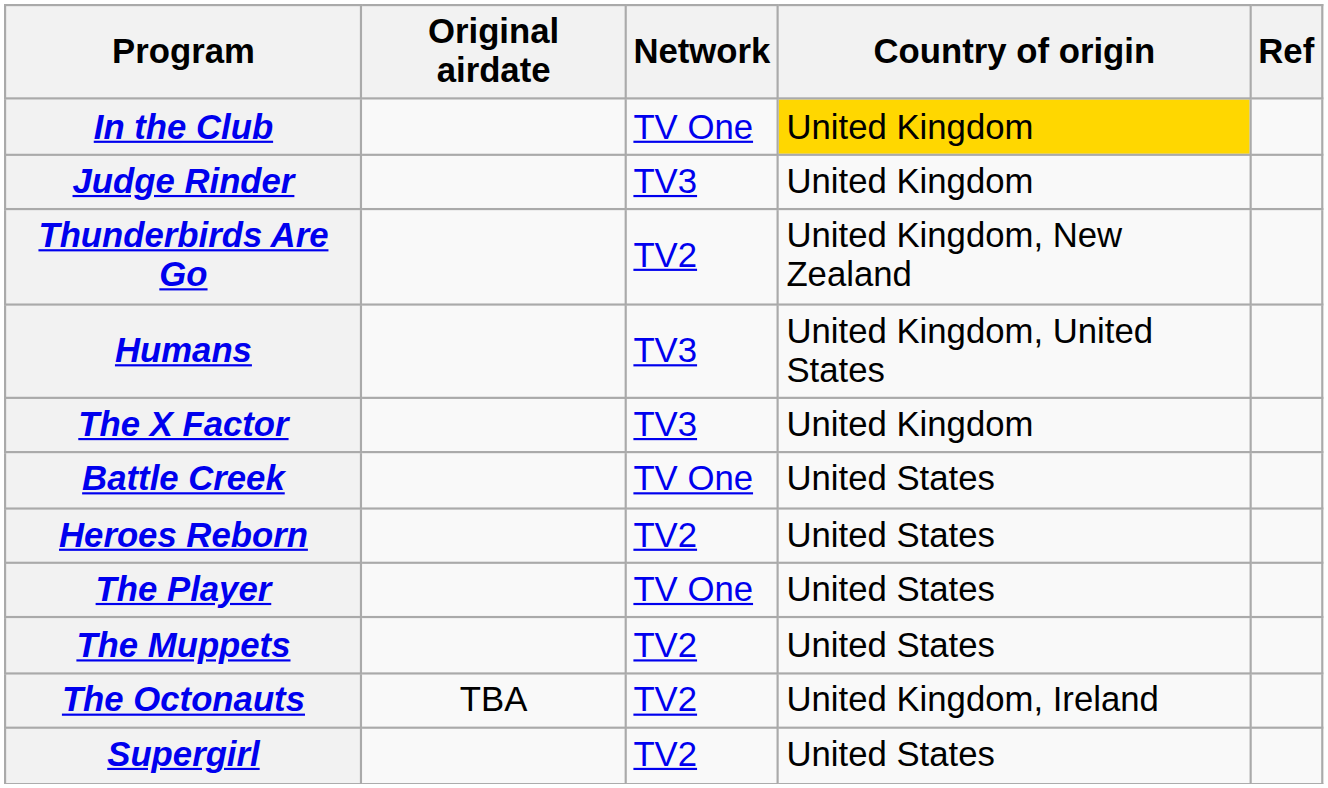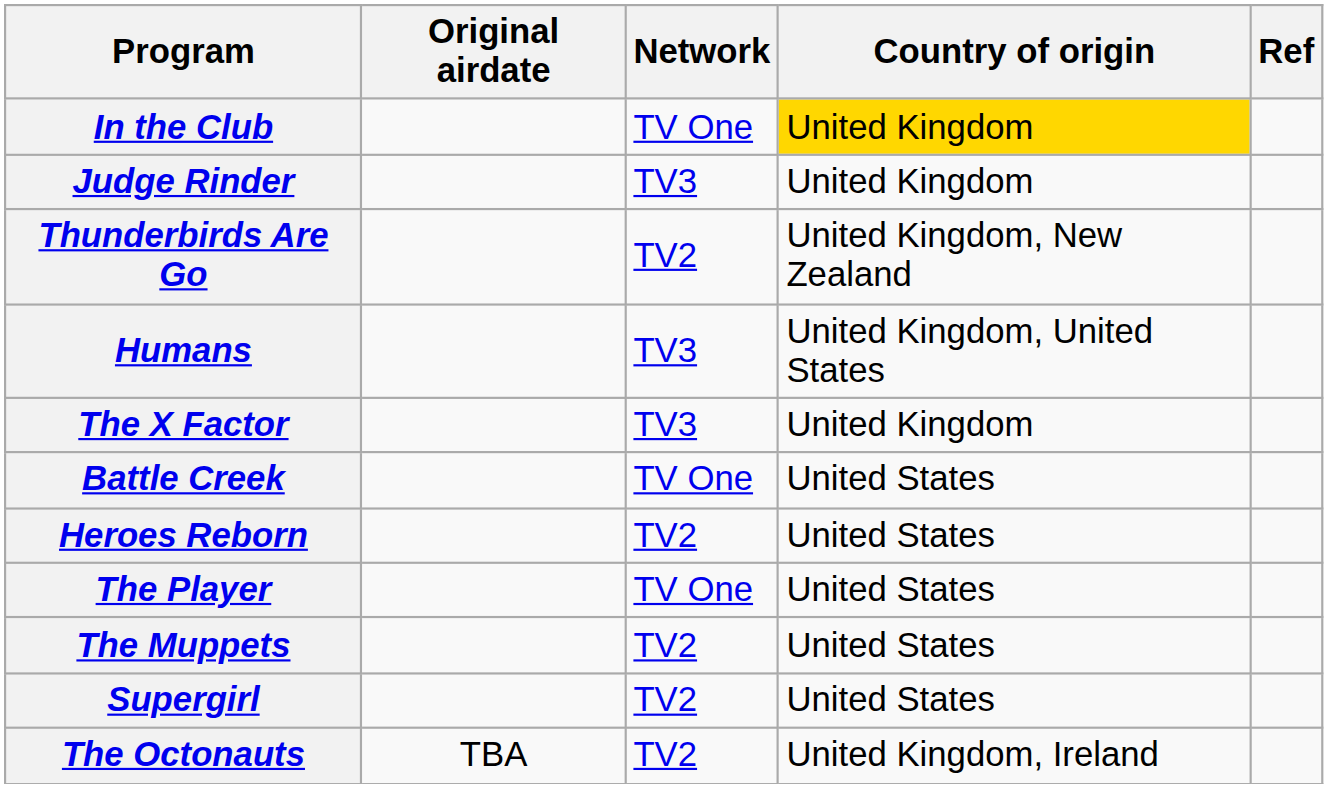rows swapped: (183, 754) <-> (183, 699)
